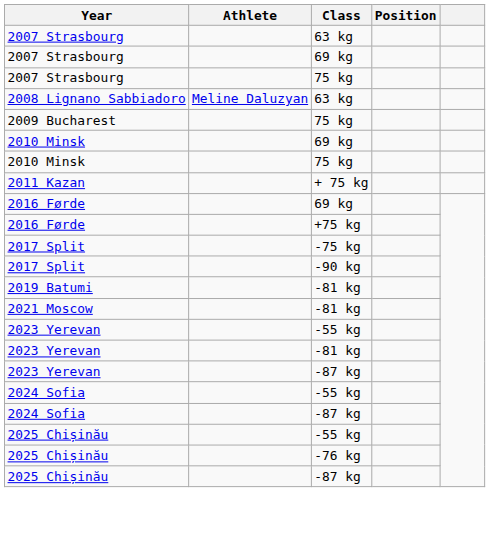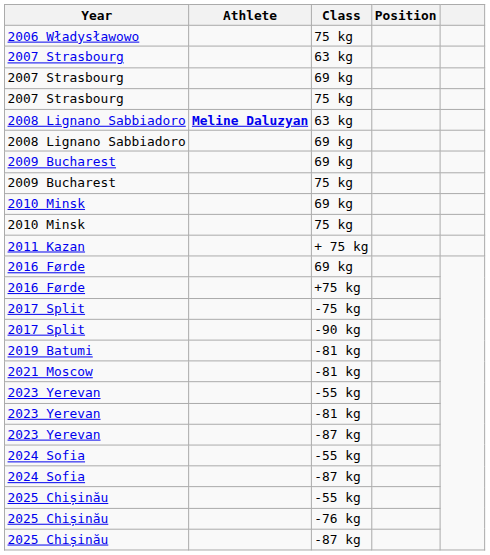+ row: (73, 36)
(250, 99) normal -> (250, 120) bold
+ row: (97, 141)
+ row: (62, 162)
